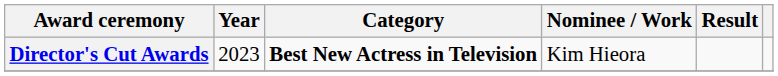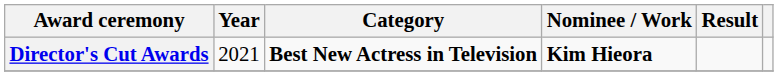(239, 53) 2023 -> (239, 53) 2021
(596, 53) normal -> (600, 53) bold
